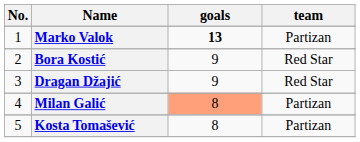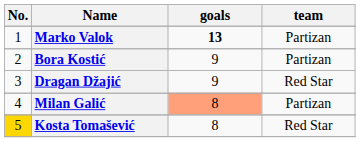(308, 59) Red Star -> (308, 59) Partizan
(18, 125) no background -> (18, 125) gold background
(308, 125) Partizan -> (308, 125) Red Star
